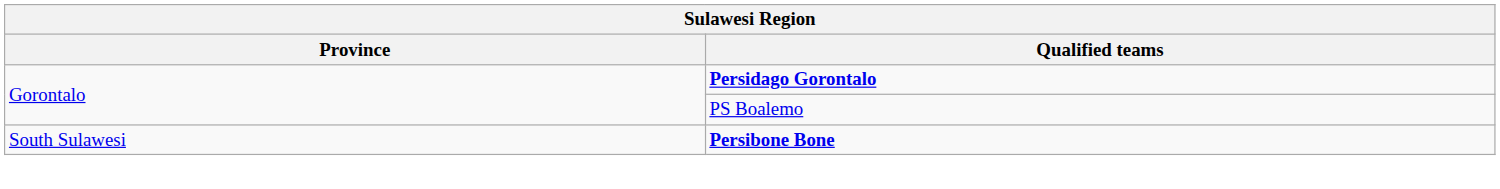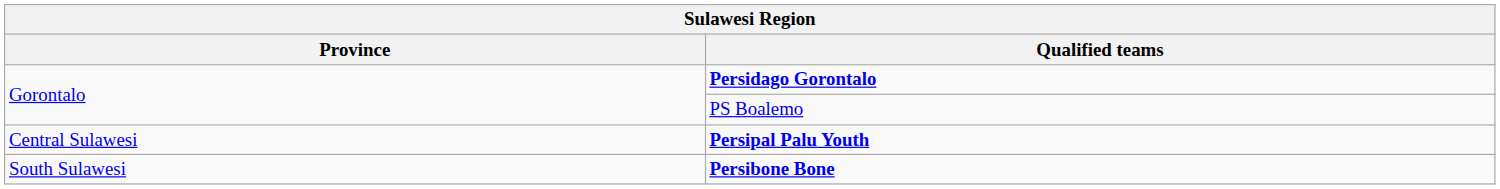+ row: (789, 139)
